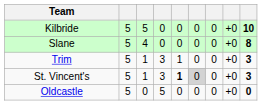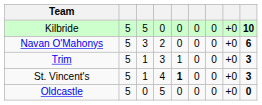- row: (62, 44)
+ row: (62, 44)
(162, 76) 3 -> (162, 76) 4
(197, 76) lightgrey background -> (197, 76) no background
